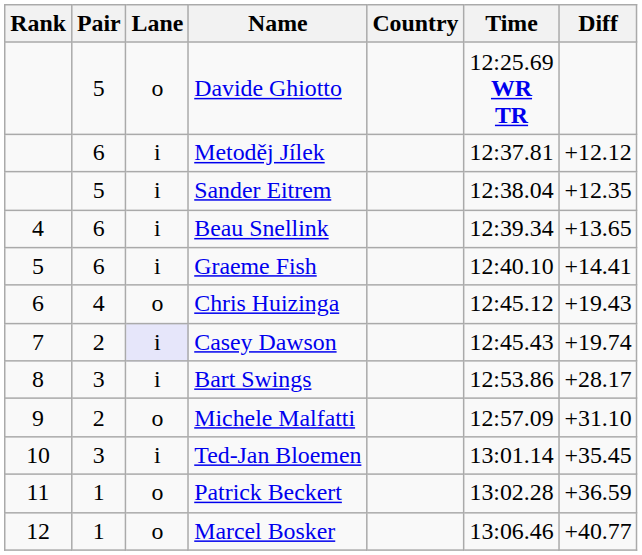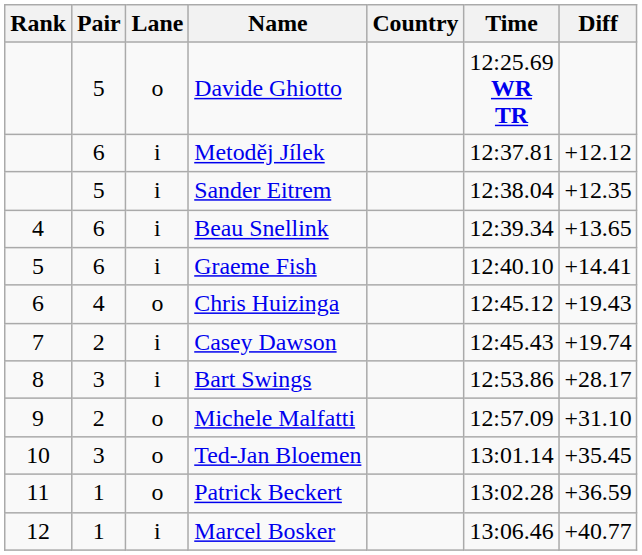(157, 341) lavender background -> (157, 341) no background
(157, 455) i -> (157, 455) o
(157, 530) o -> (157, 530) i
